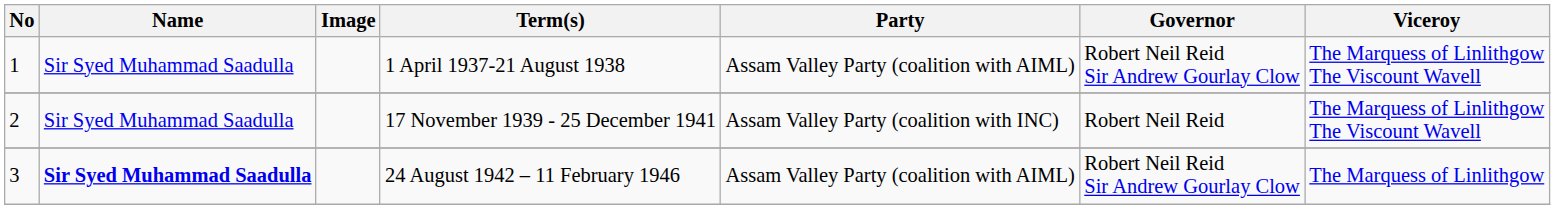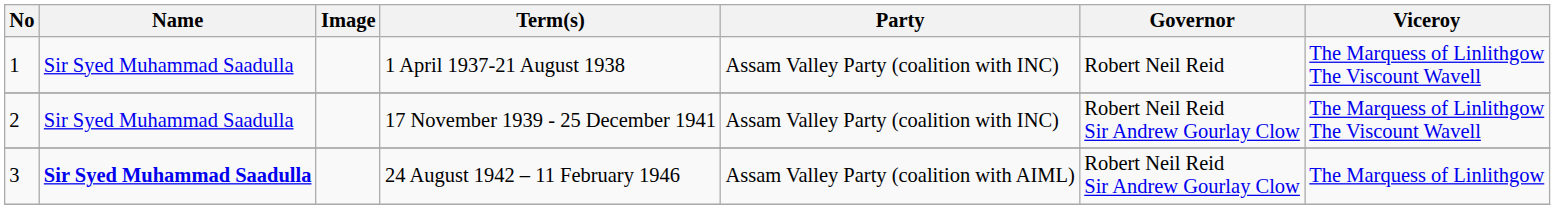(900, 64) Assam Valley Party (coalition with AIML) -> (892, 64) Assam Valley Party (coalition with INC)
(1192, 64) Robert Neil Reid Sir Andrew Gourlay Clow -> (1154, 64) Robert Neil Reid
(1154, 120) Robert Neil Reid -> (1192, 120) Robert Neil Reid Sir Andrew Gourlay Clow
